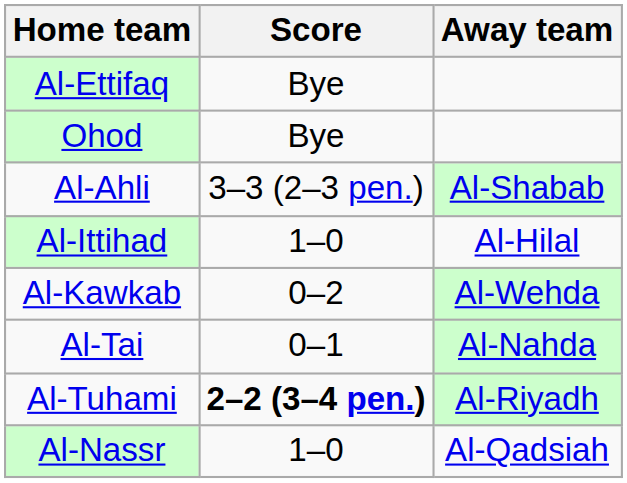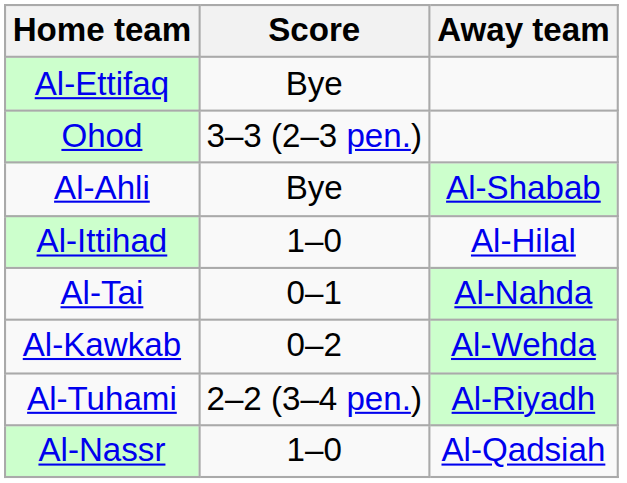(316, 135) Bye -> (314, 135) 3–3 (2–3 pen.)
(316, 188) 3–3 (2–3 pen.) -> (314, 188) Bye
rows swapped: (102, 345) <-> (102, 293)
(316, 398) bold -> (314, 398) normal
